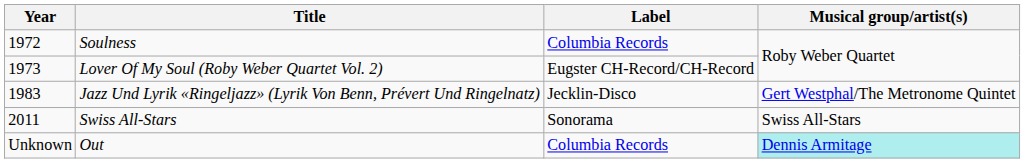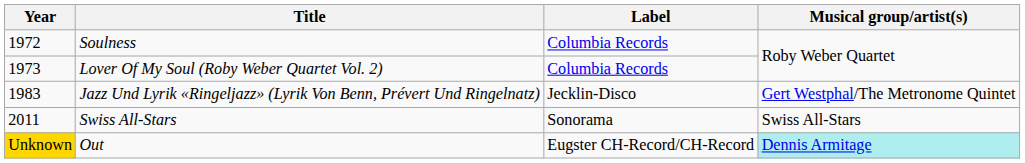(651, 68) Eugster CH-Record/CH-Record -> (608, 68) Columbia Records
(40, 145) no background -> (40, 145) gold background
(608, 145) Columbia Records -> (651, 145) Eugster CH-Record/CH-Record
